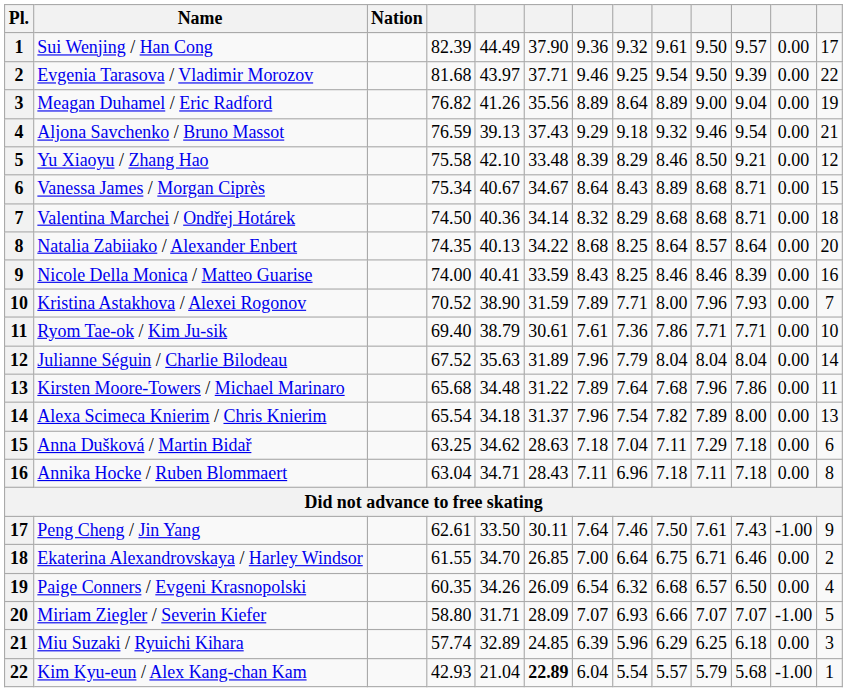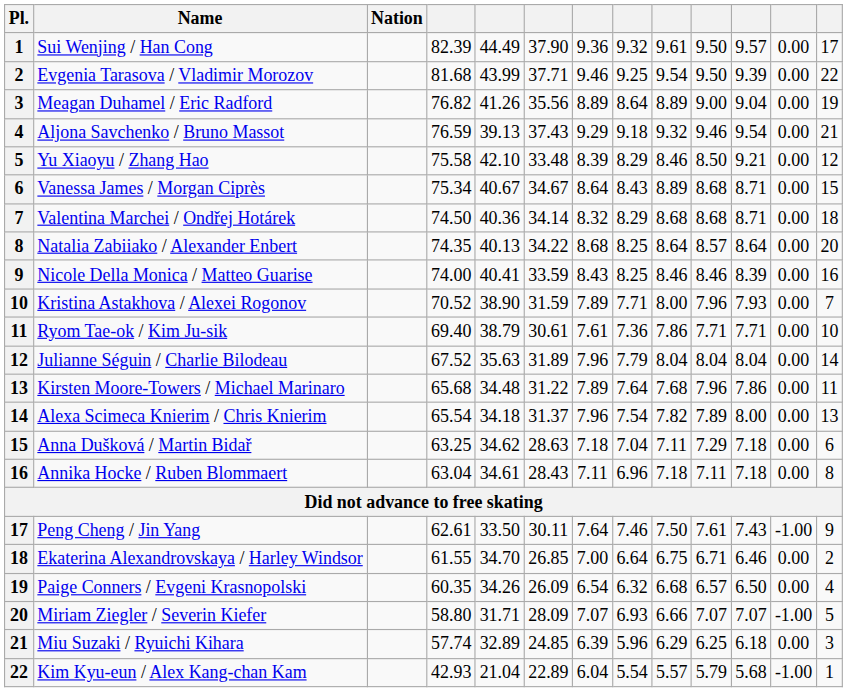(500, 75) 43.97 -> (500, 75) 43.99
(500, 473) 34.71 -> (500, 473) 34.61
(548, 672) bold -> (548, 672) normal
